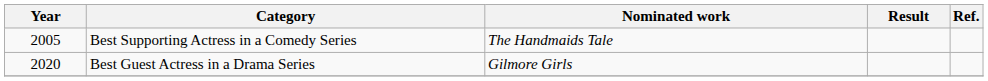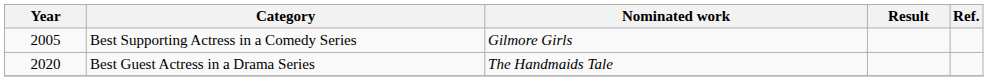(550, 40) The Handmaids Tale -> (530, 40) Gilmore Girls
(530, 64) Gilmore Girls -> (550, 64) The Handmaids Tale
